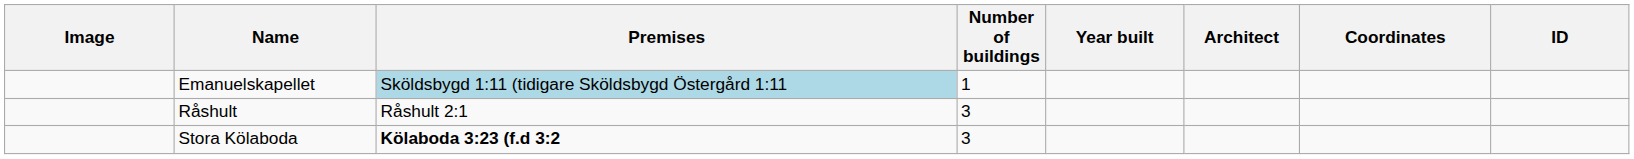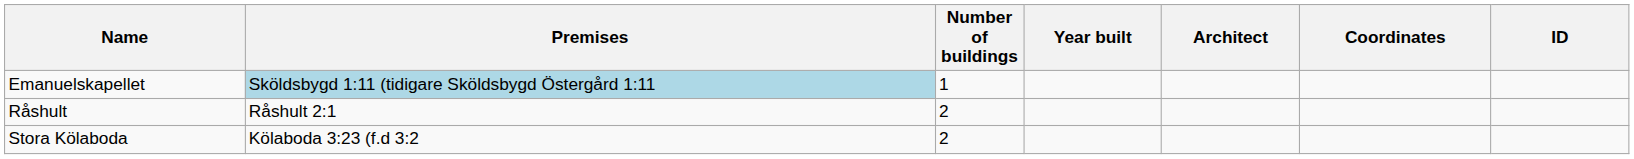- column: (90, 37)
(966, 111) 3 -> (944, 111) 2
(470, 139) bold -> (334, 139) normal
(966, 139) 3 -> (944, 139) 2
